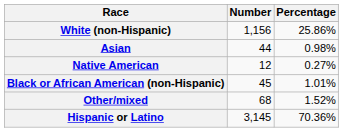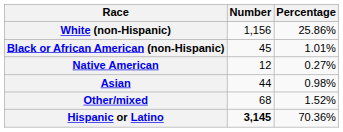rows swapped: (116, 83) <-> (116, 48)
(257, 118) normal -> (257, 118) bold
